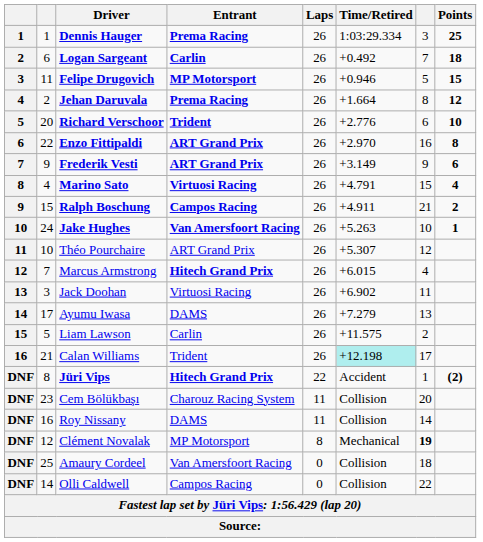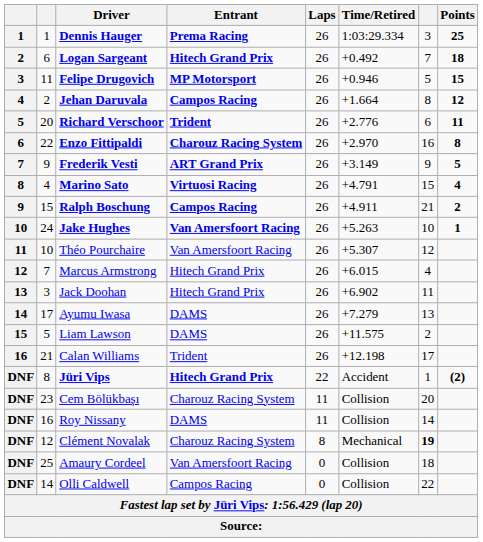(188, 57) Carlin -> (221, 57) Hitech Grand Prix
(209, 100) Prema Racing -> (213, 100) Campos Racing
(455, 121) 10 -> (458, 121) 11
(216, 142) ART Grand Prix -> (236, 142) Charouz Racing System
(455, 163) 6 -> (458, 163) 5
(212, 249) ART Grand Prix -> (231, 249) Van Amersfoort Racing
(221, 270) bold -> (217, 270) normal
(210, 291) Virtuosi Racing -> (217, 291) Hitech Grand Prix
(186, 334) Carlin -> (188, 334) DAMS
(361, 355) paleturquoise background -> (363, 355) no background
(210, 441) MP Motorsport -> (232, 441) Charouz Racing System
